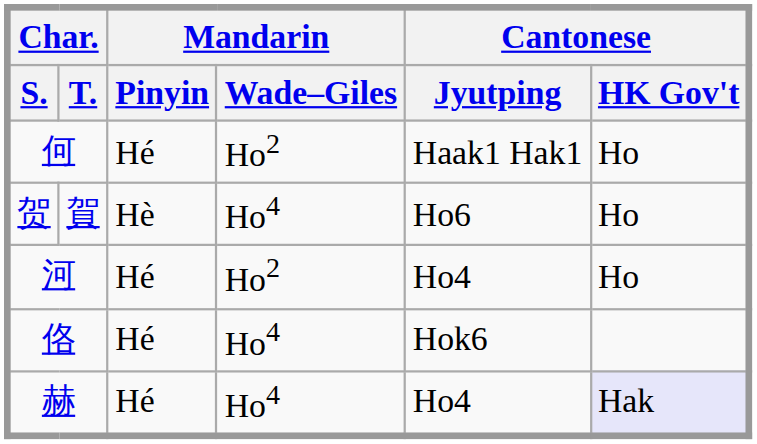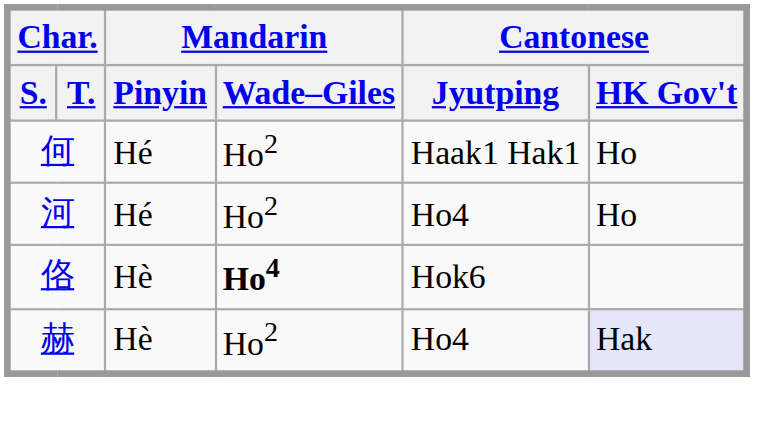- row: (34, 212)
(135, 338) Hé -> (133, 276) Hè
(252, 338) normal -> (251, 276) bold
(135, 401) Hé -> (133, 338) Hè
(252, 401) Ho4 -> (250, 338) Ho2
